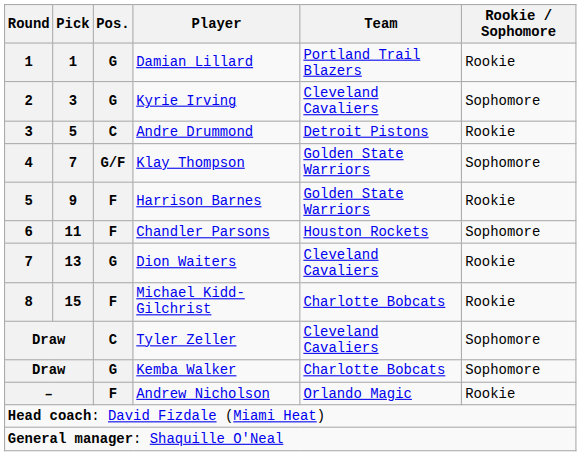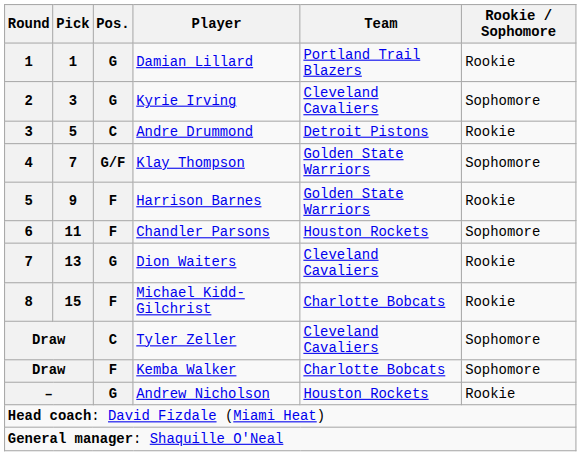(113, 371) G -> (113, 371) F
(113, 394) F -> (113, 394) G
(358, 394) Orlando Magic -> (366, 394) Houston Rockets
